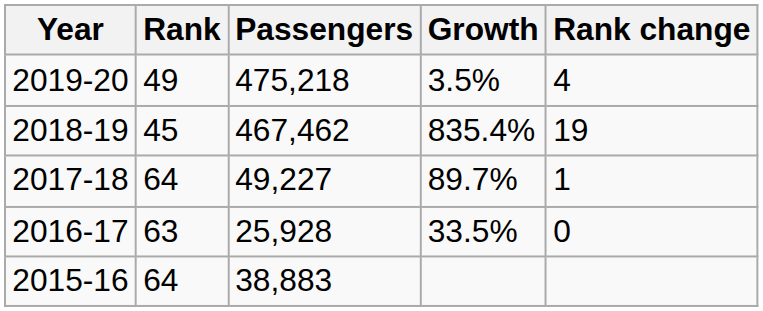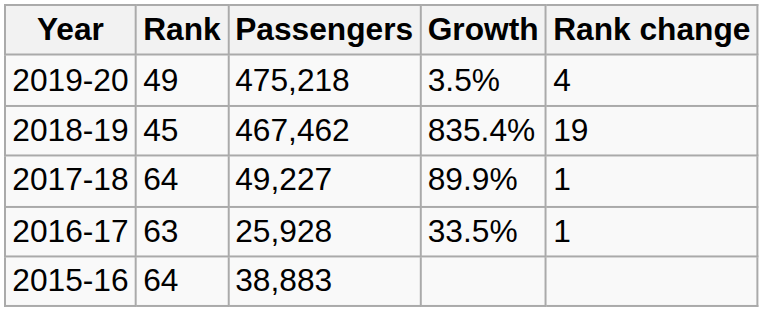(473, 180) 89.7% -> (473, 180) 89.9%
(562, 230) 0 -> (562, 230) 1
